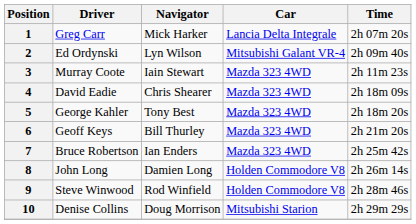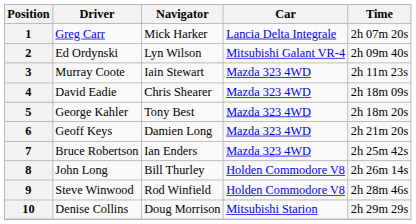(174, 131) Bill Thurley -> (178, 131) Damien Long
(178, 170) Damien Long -> (174, 170) Bill Thurley
